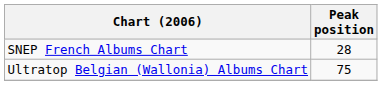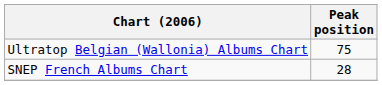rows swapped: (158, 70) <-> (98, 49)
